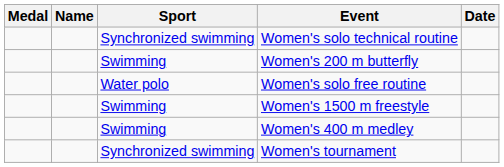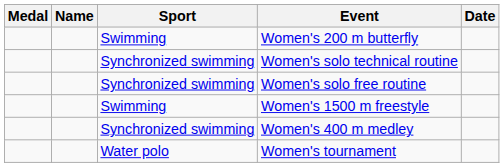rows swapped: (340, 61) <-> (359, 39)
(135, 84) Water polo -> (177, 84) Synchronized swimming
(133, 129) Swimming -> (177, 129) Synchronized swimming
(177, 152) Synchronized swimming -> (135, 152) Water polo
